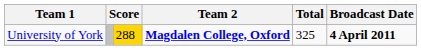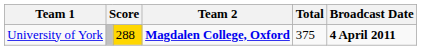(305, 34) 325 -> (305, 34) 375
